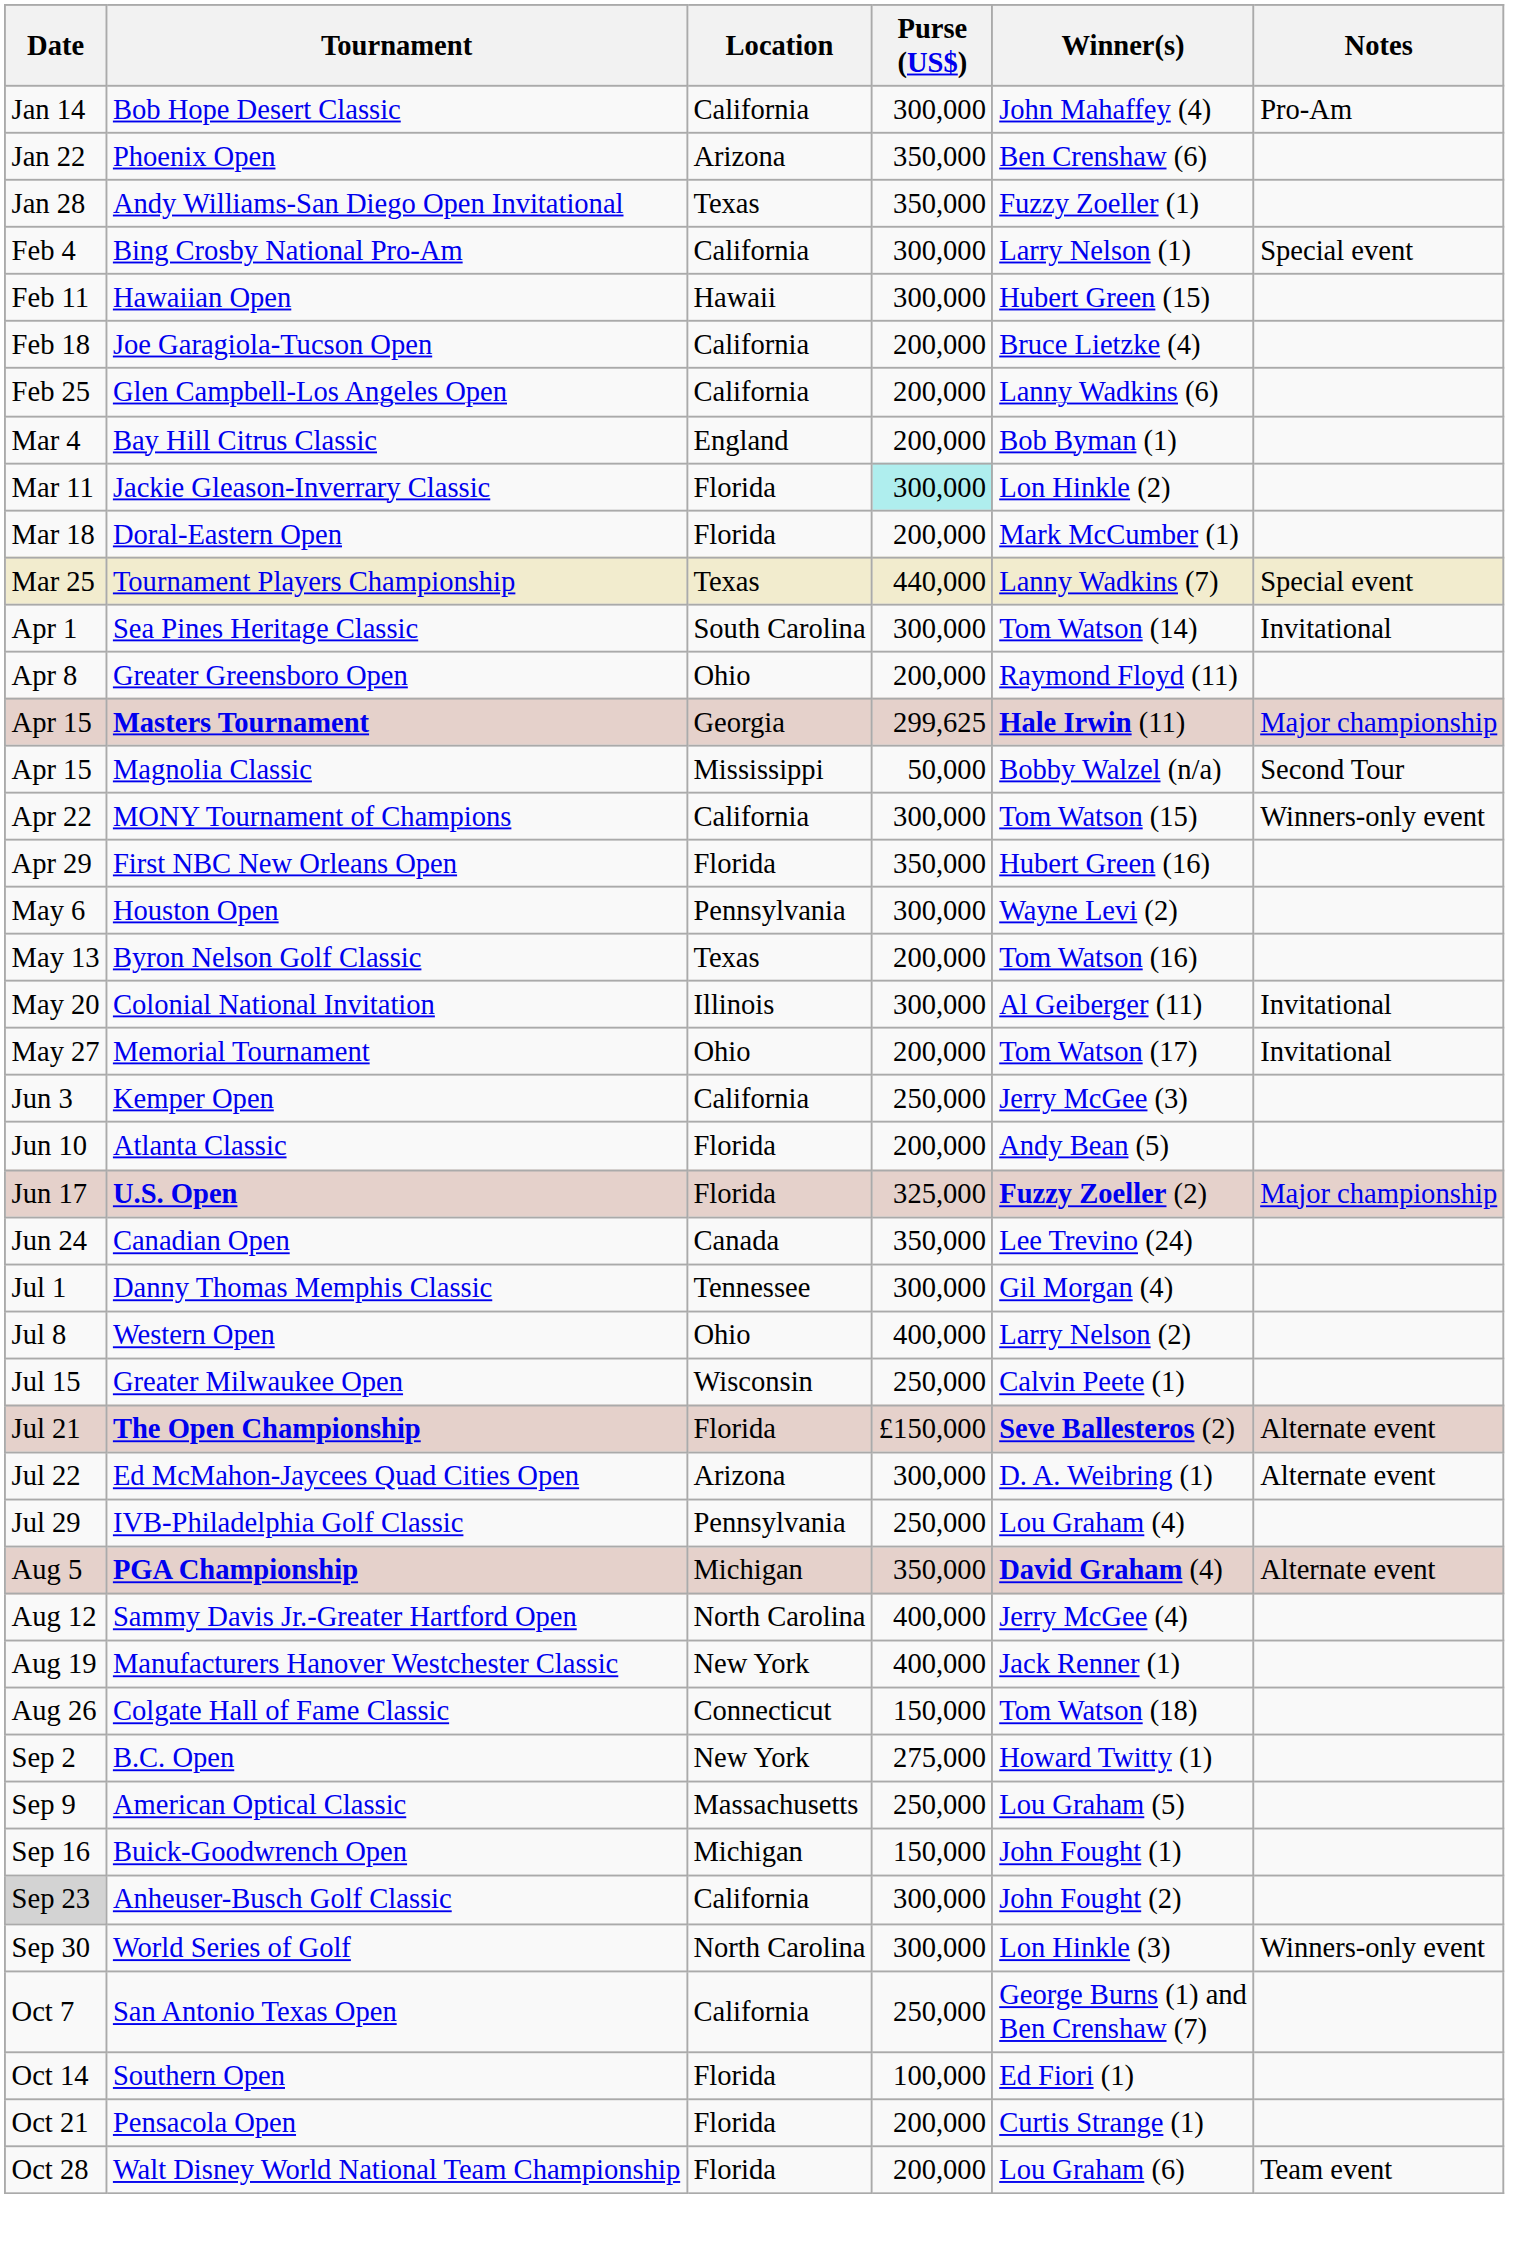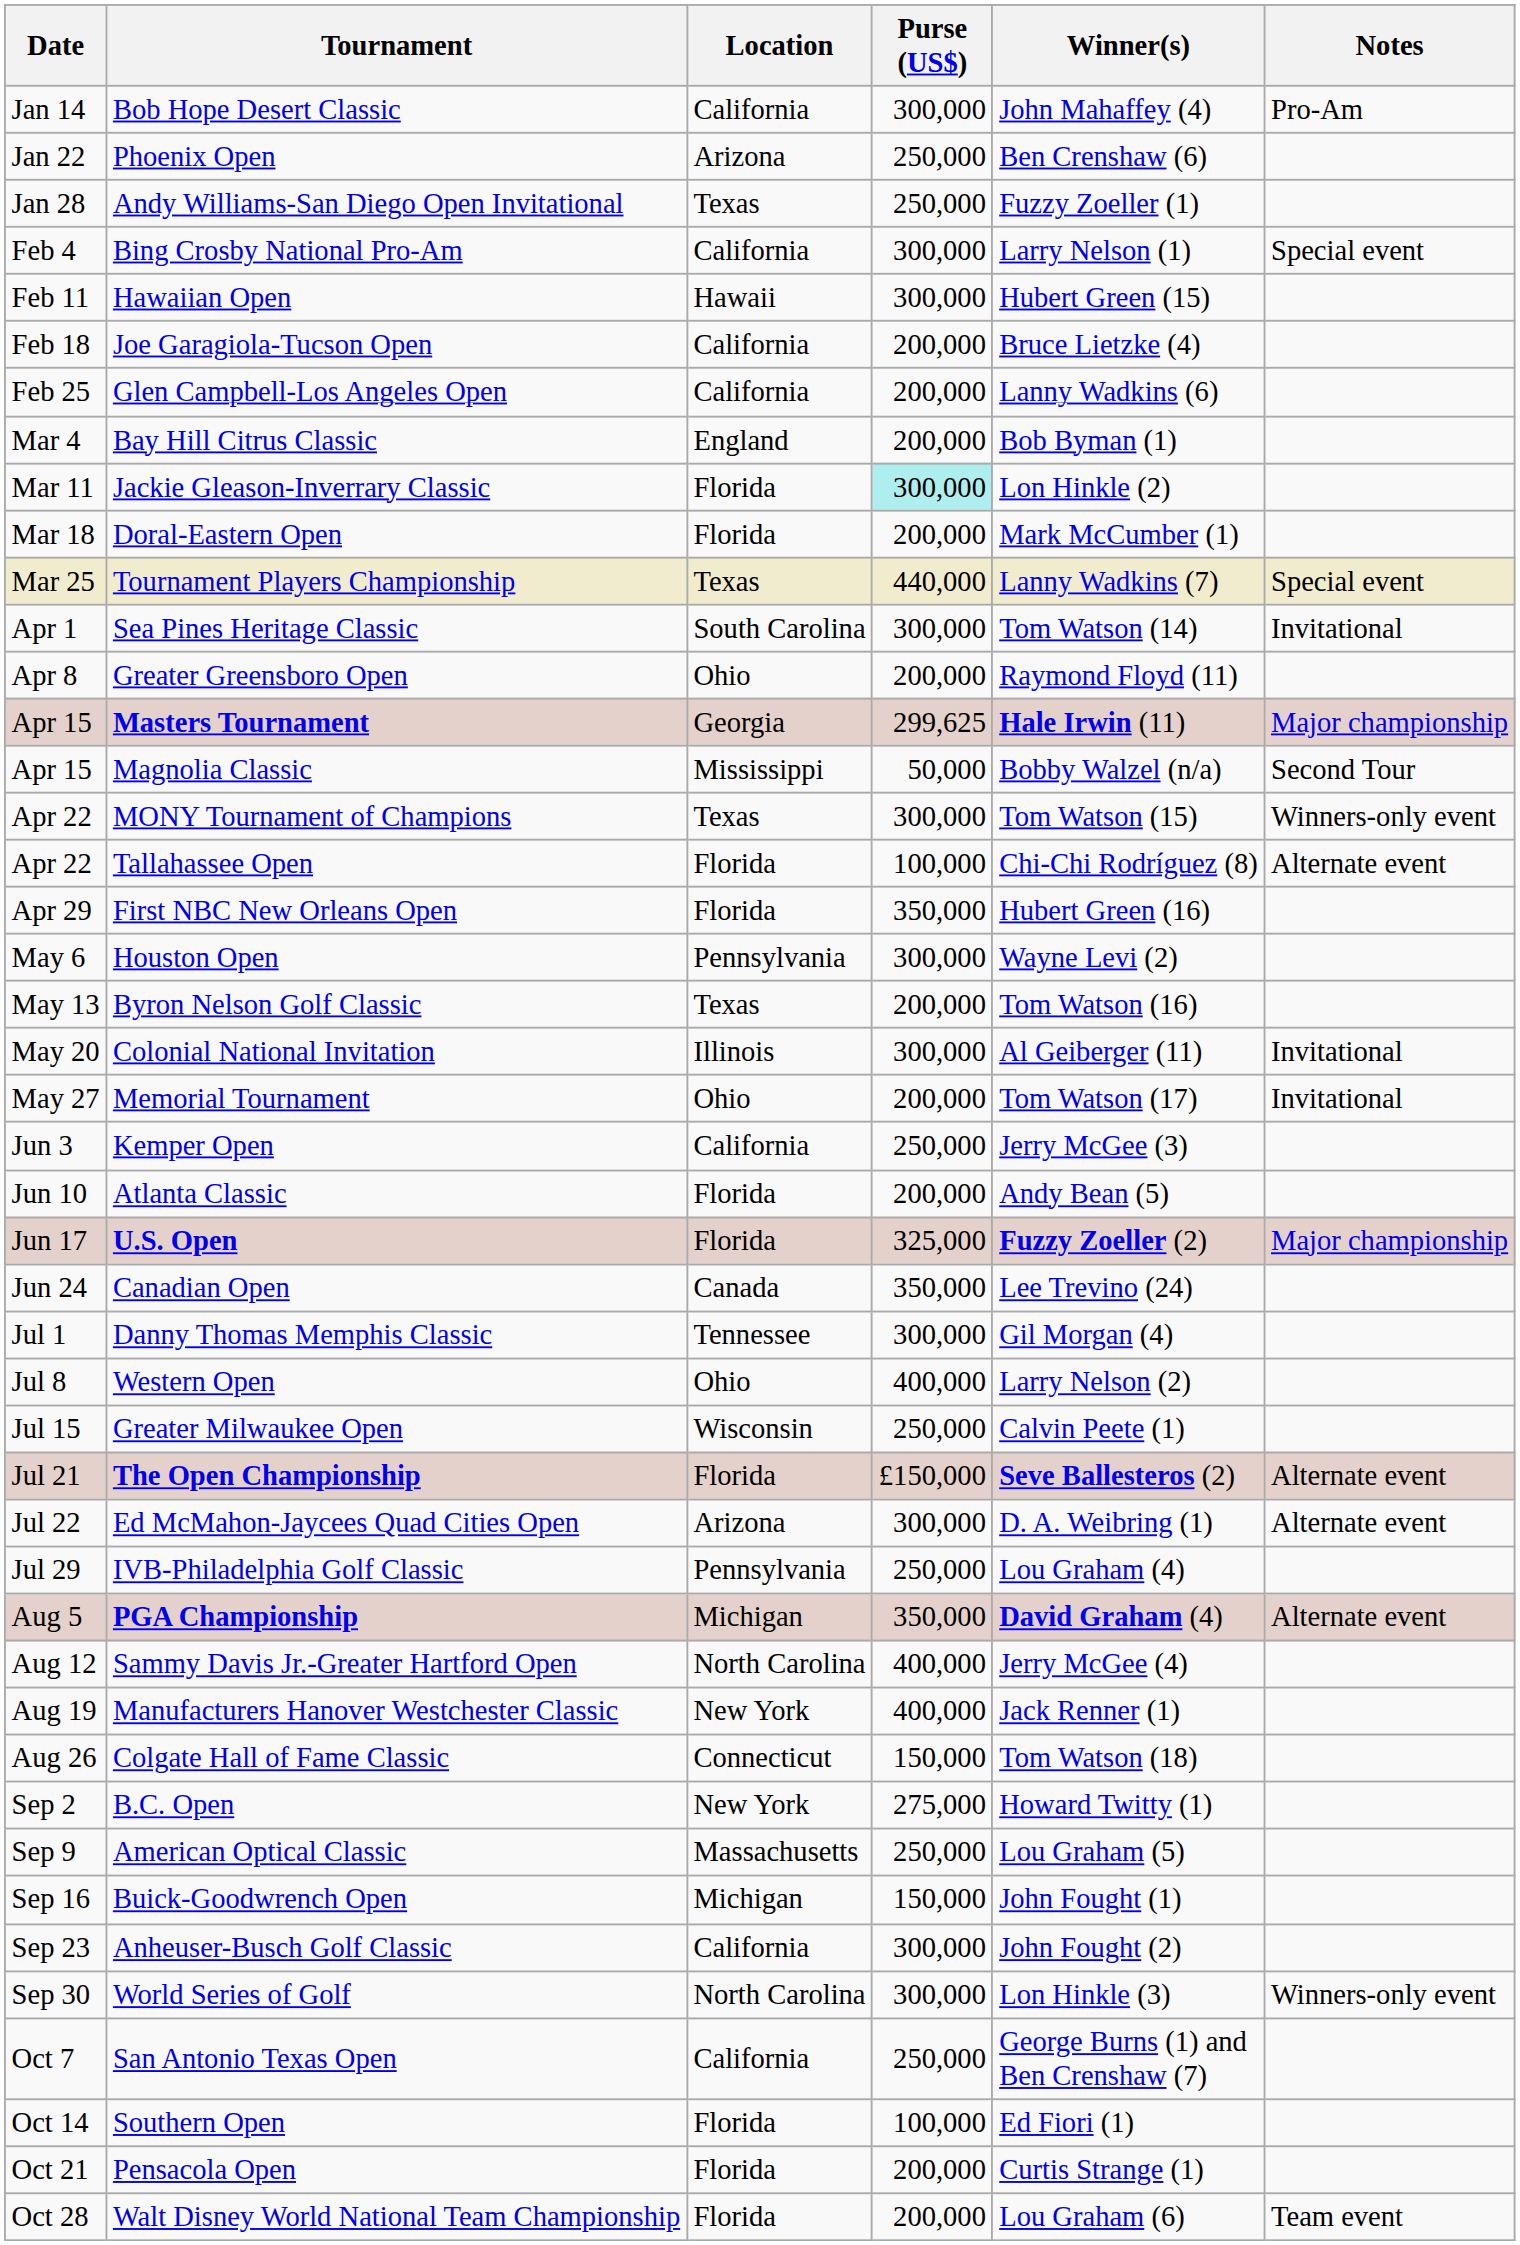(940, 156) 350,000 -> (940, 156) 250,000
(940, 203) 350,000 -> (940, 203) 250,000
(751, 815) California -> (727, 815) Texas
+ row: (213, 863)
(51, 1899) lightgrey background -> (51, 1946) no background
